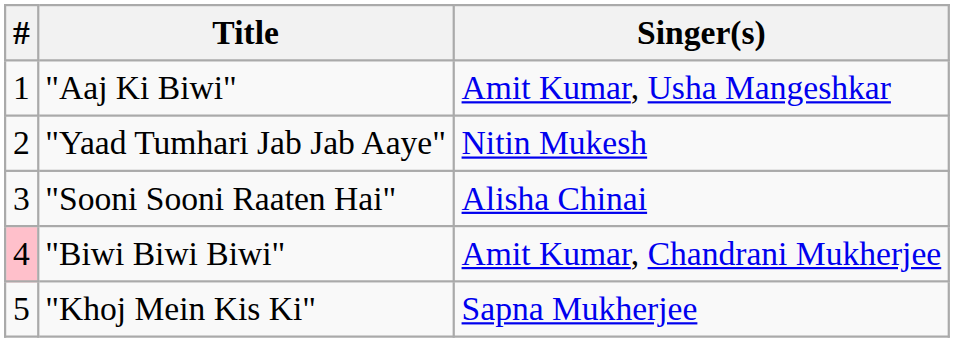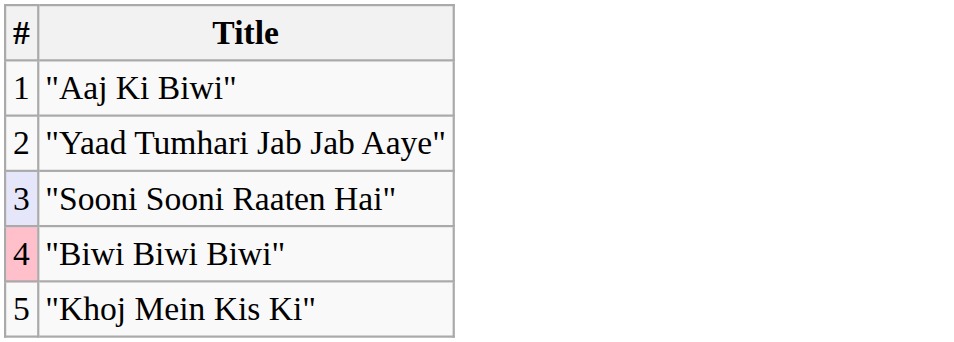- column: (701, 32)
(21, 198) no background -> (21, 198) lavender background
